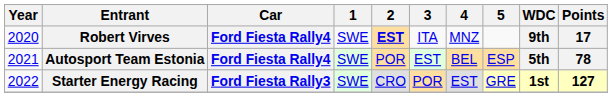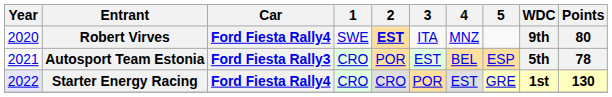(583, 37) 17 -> (583, 37) 80
(271, 59) Ford Fiesta Rally4 -> (271, 59) Ford Fiesta Rally3
(353, 59) SWE -> (353, 59) CRO
(23, 81) no background -> (23, 81) lavender background
(271, 81) Ford Fiesta Rally3 -> (271, 81) Ford Fiesta Rally4
(353, 81) SWE -> (353, 81) CRO
(583, 81) 127 -> (583, 81) 130
